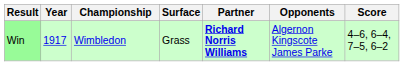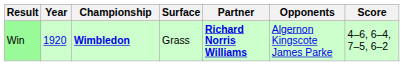(55, 40) 1917 -> (55, 40) 1920
(100, 40) normal -> (102, 40) bold
